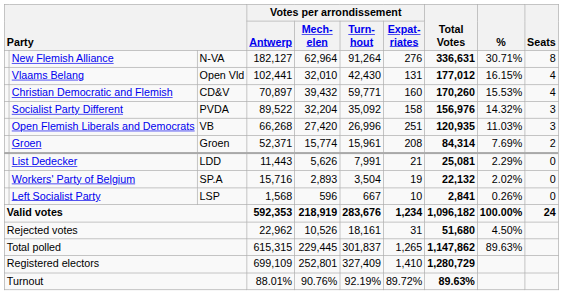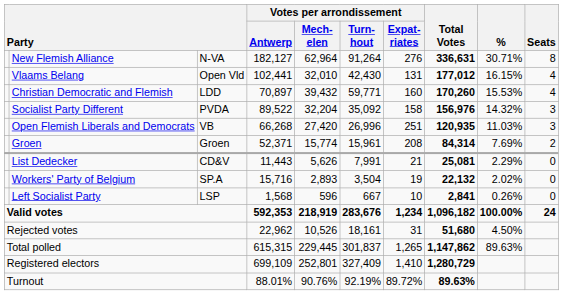(215, 93) CD&V -> (210, 93) LDD
(210, 162) LDD -> (215, 162) CD&V
